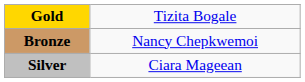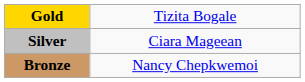rows swapped: (47, 65) <-> (47, 41)
